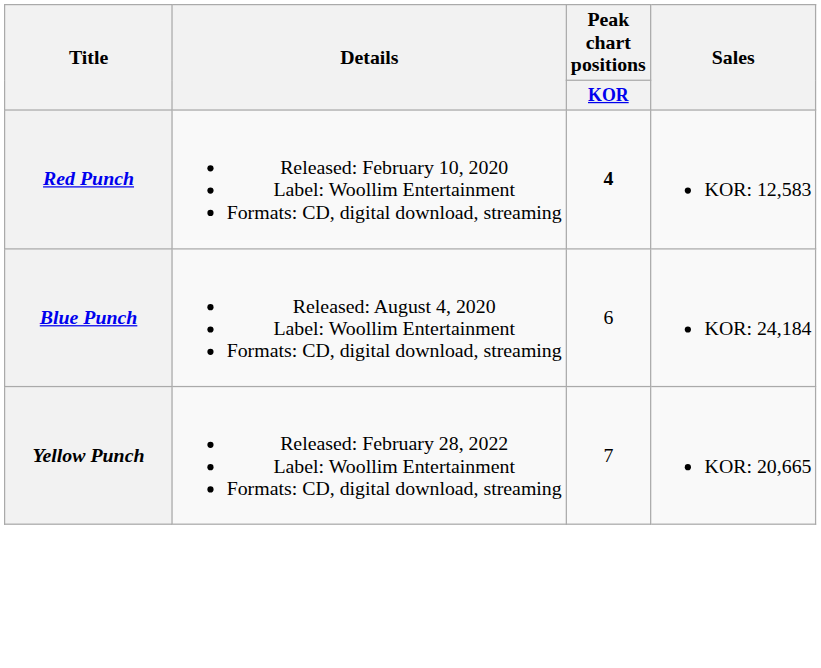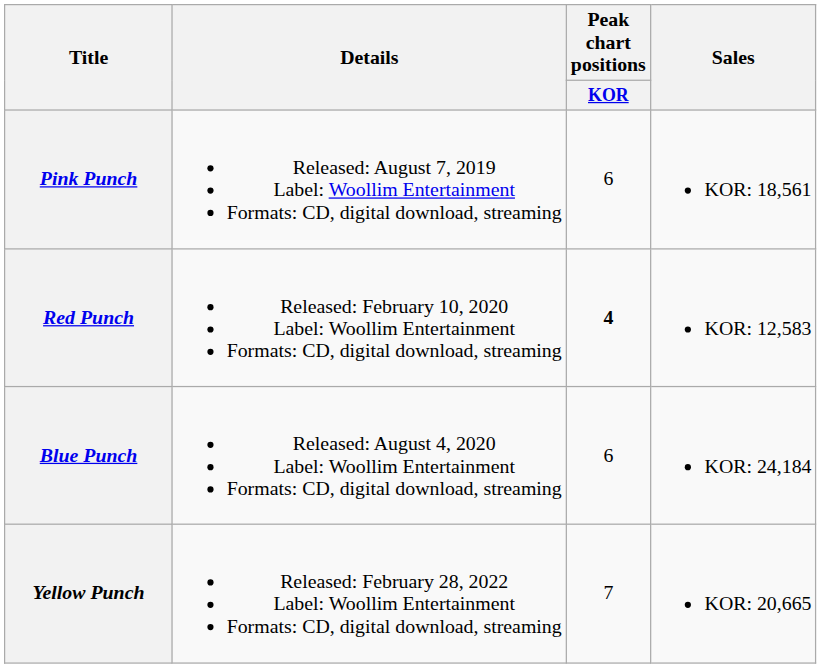+ row: (89, 179)
